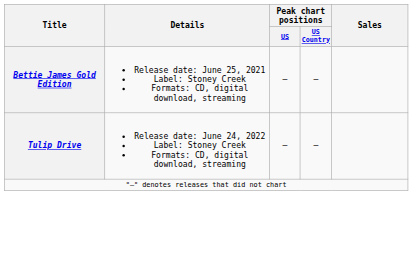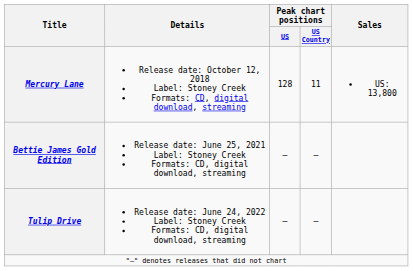+ row: (55, 84)
